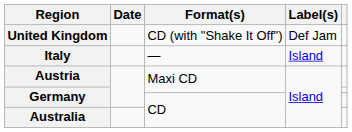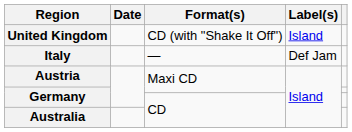(313, 35) Def Jam -> (306, 35) Island
(306, 55) Island -> (313, 55) Def Jam
